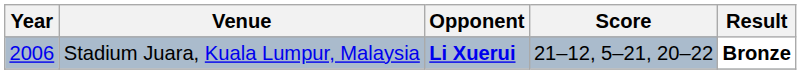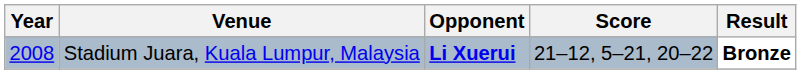(32, 53) 2006 -> (32, 53) 2008
